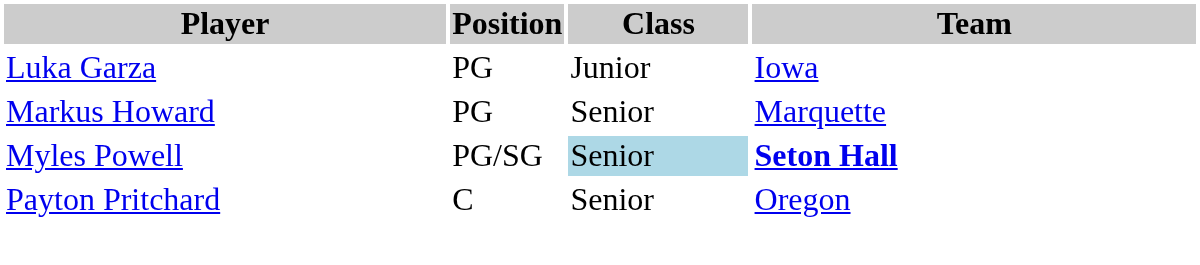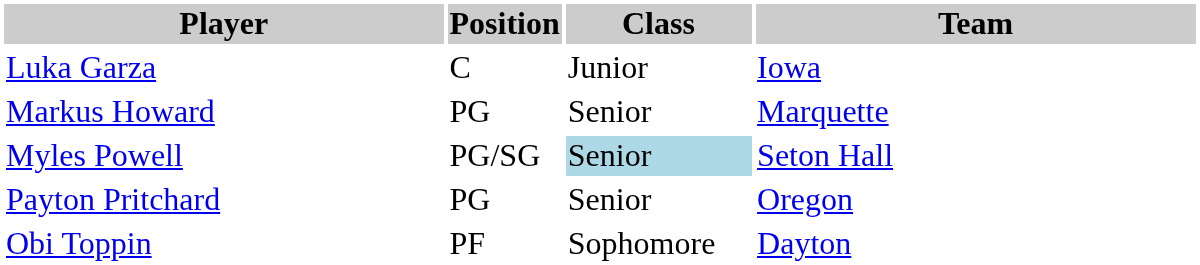(473, 67) PG -> (460, 67) C
(826, 155) bold -> (825, 155) normal
(463, 199) C -> (470, 199) PG
+ row: (79, 243)
